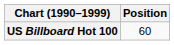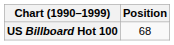(145, 31) 60 -> (145, 31) 68
